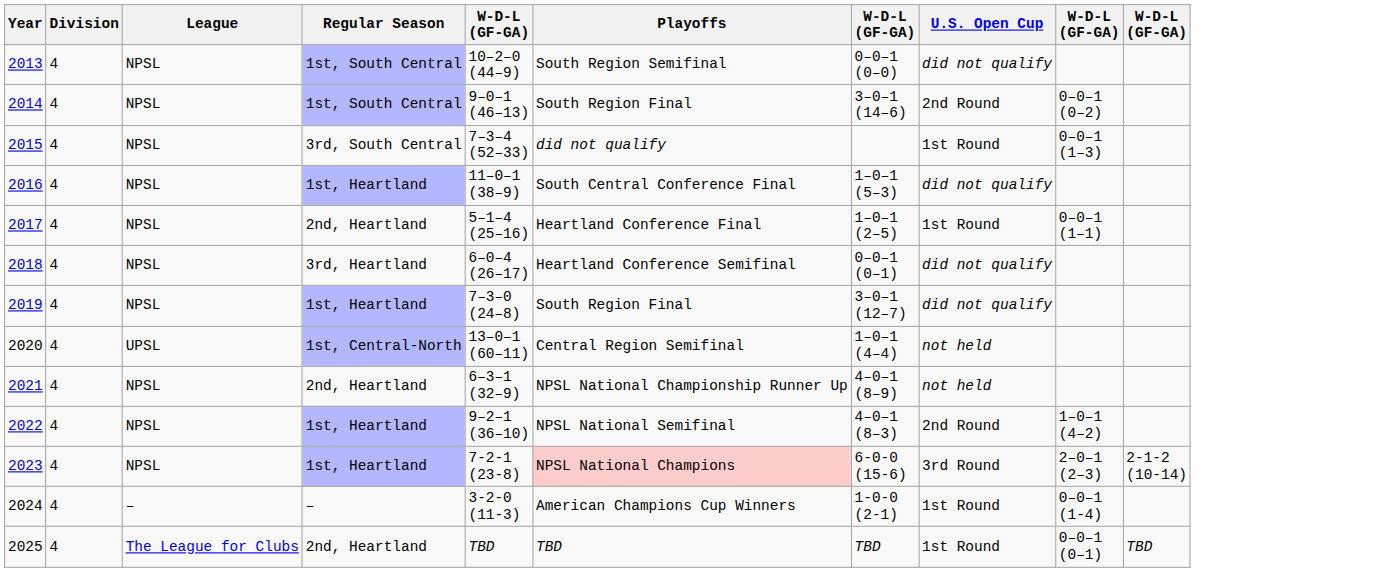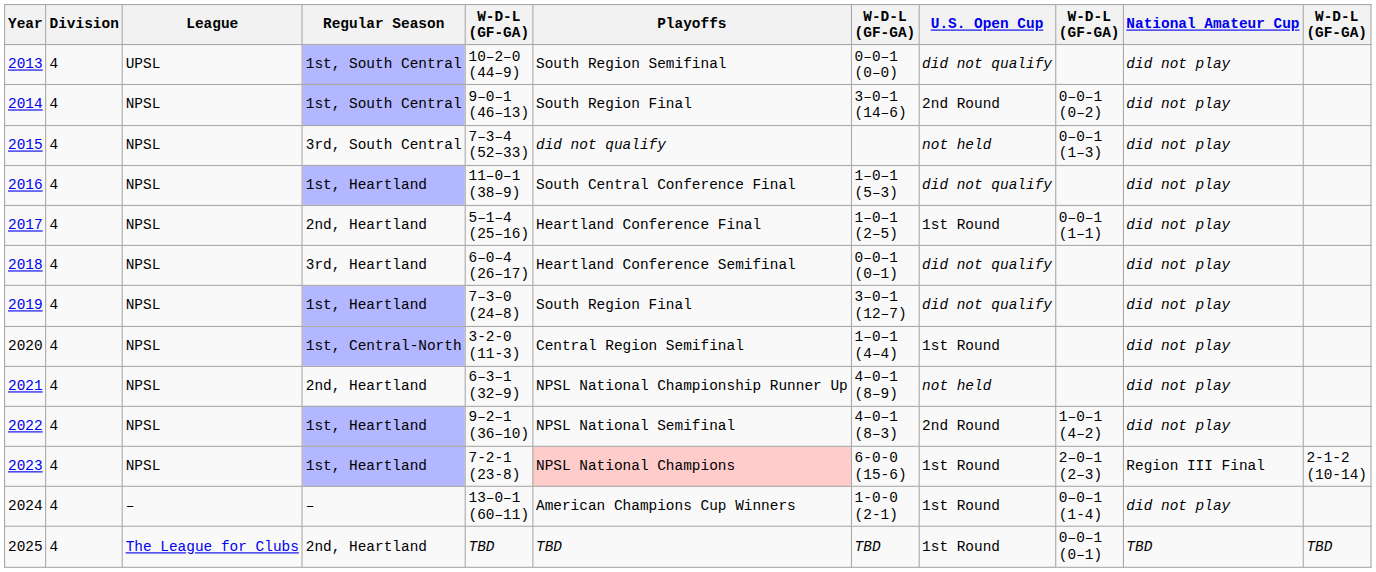+ column: (1213, 25)
(143, 65) NPSL -> (143, 65) UPSL
(961, 145) 1st Round -> (957, 145) not held
(143, 346) UPSL -> (143, 346) NPSL
(499, 346) 13–0–1 (60–11) -> (494, 346) 3-2-0 (11-3)
(957, 346) not held -> (961, 346) 1st Round
(961, 466) 3rd Round -> (961, 466) 1st Round
(494, 507) 3-2-0 (11-3) -> (499, 507) 13–0–1 (60–11)
